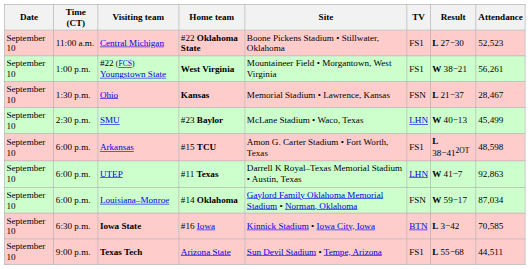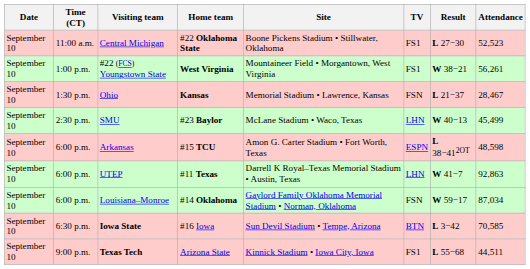(417, 147) FS1 -> (417, 147) ESPN
(311, 226) Kinnick Stadium • Iowa City, Iowa -> (313, 226) Sun Devil Stadium • Tempe, Arizona
(314, 251) Sun Devil Stadium • Tempe, Arizona -> (310, 251) Kinnick Stadium • Iowa City, Iowa
